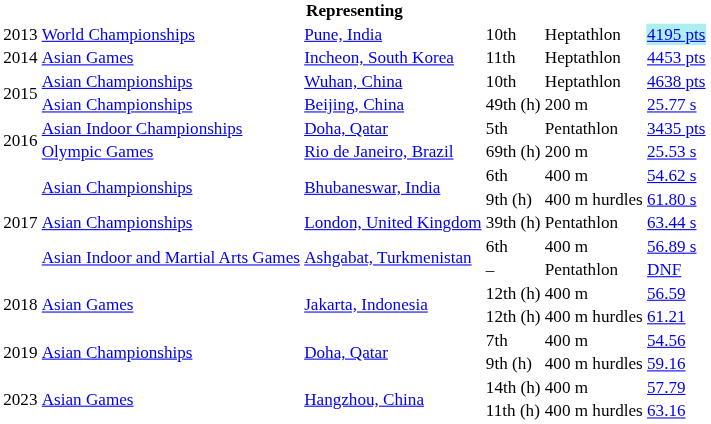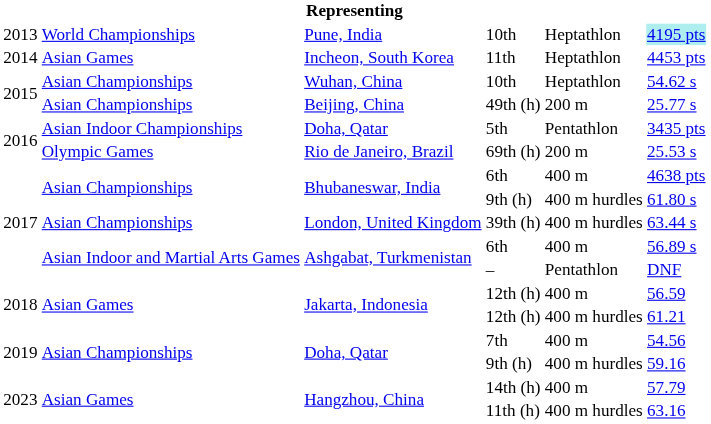(676, 81) 4638 pts -> (672, 81) 54.62 s
(672, 175) 54.62 s -> (676, 175) 4638 pts
(581, 222) Pentathlon -> (594, 222) 400 m hurdles
